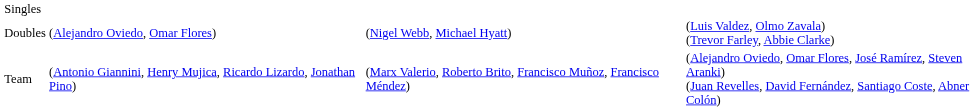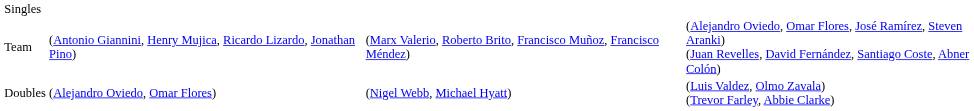rows swapped: (25, 33) <-> (18, 78)
